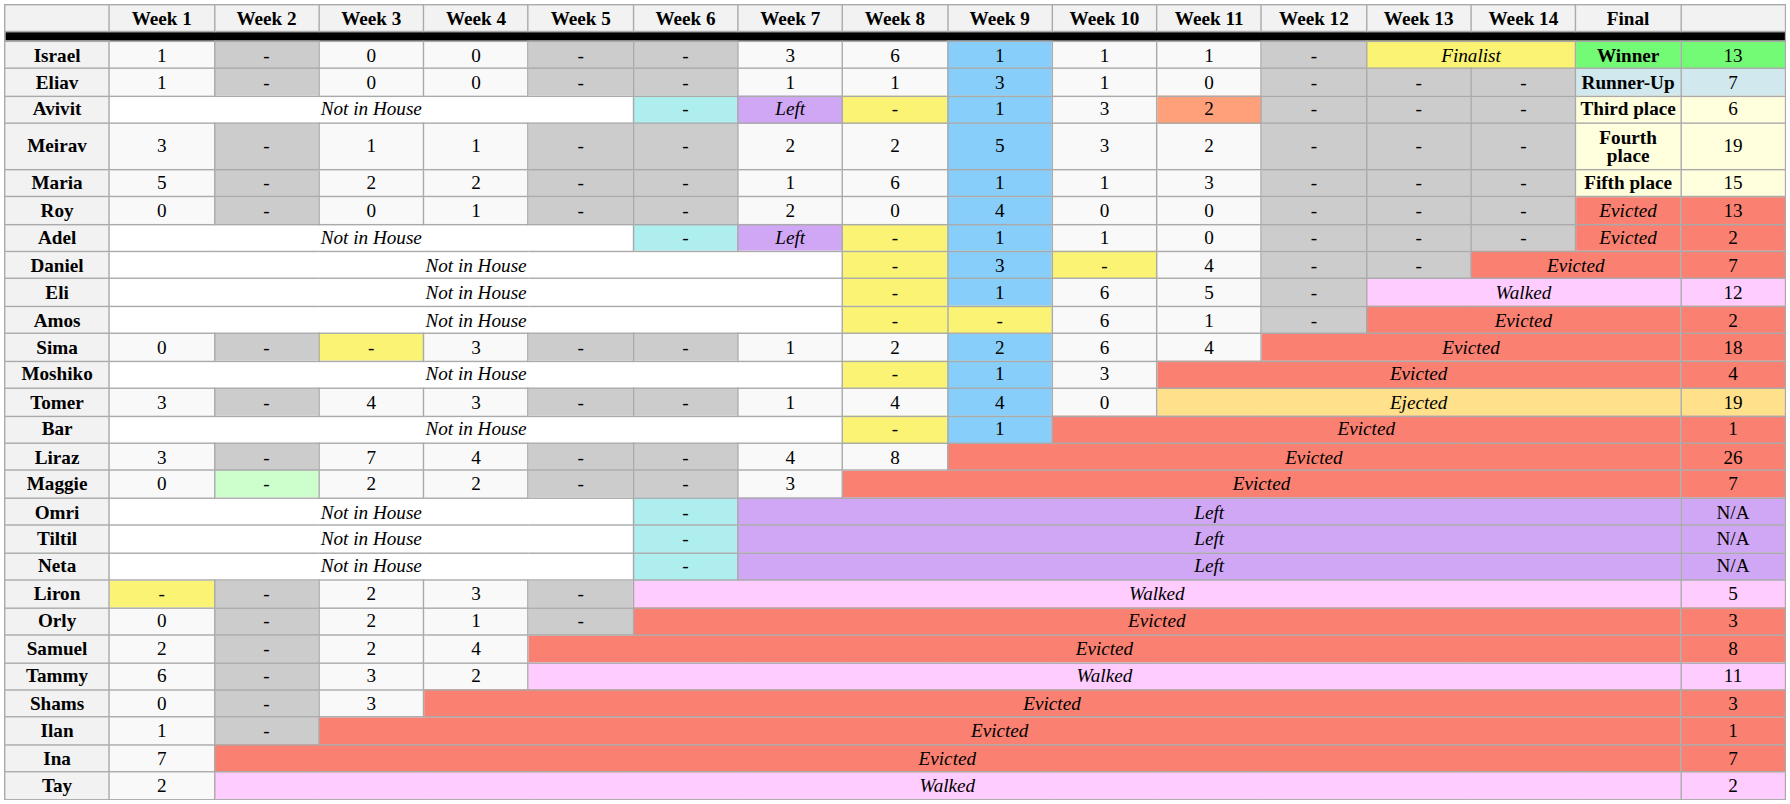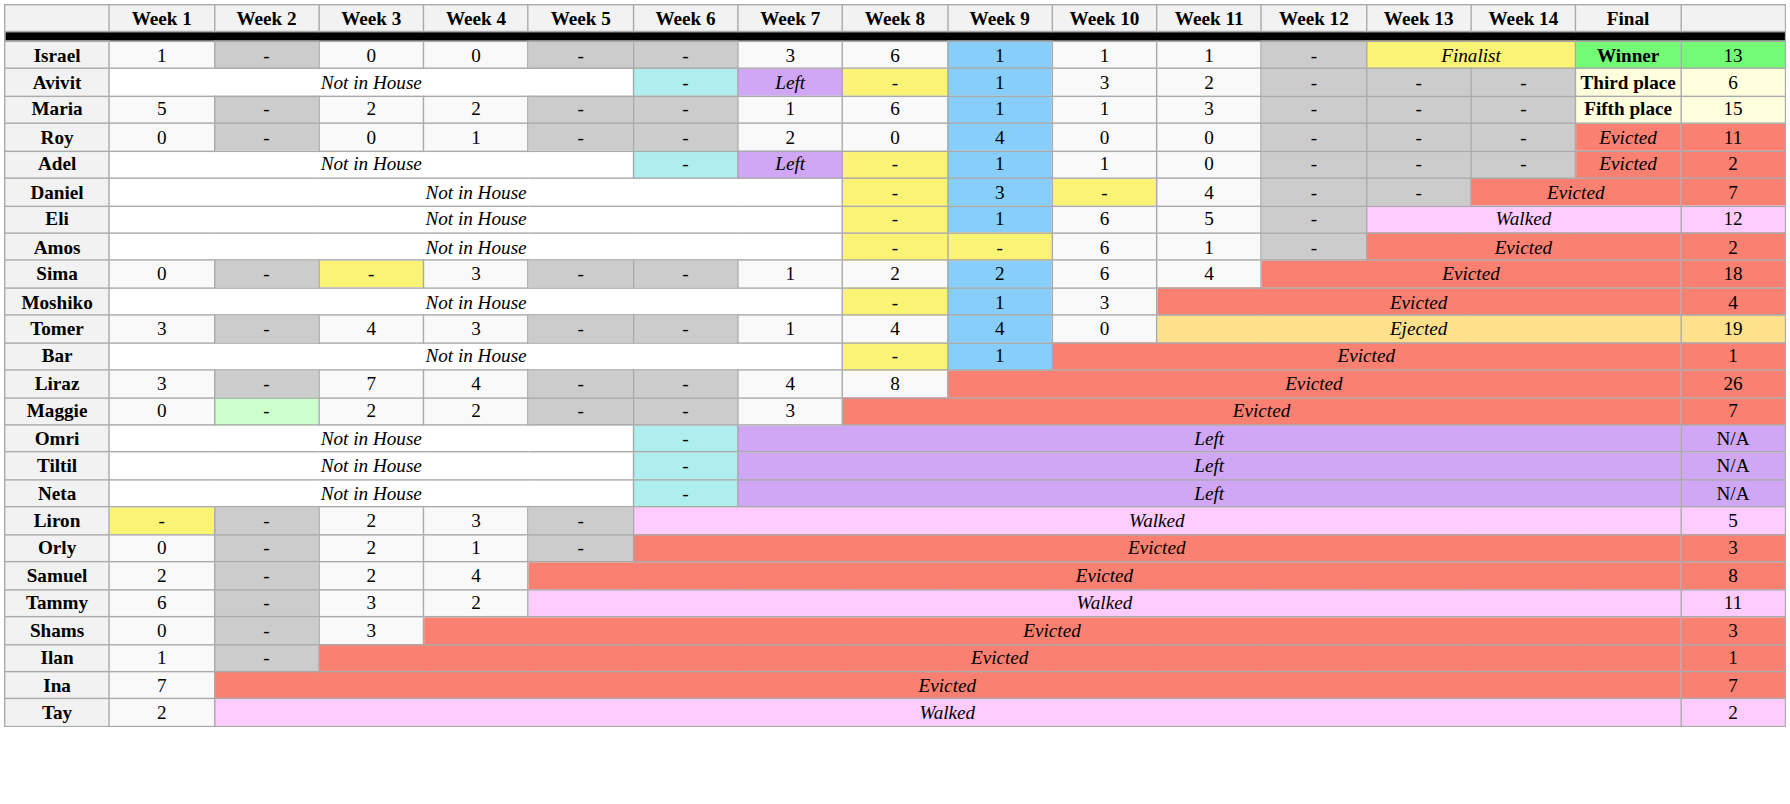- row: (57, 82)
(1209, 109) lightsalmon background -> (1209, 82) no background
- row: (57, 146)
(1733, 210) 13 -> (1733, 137) 11
